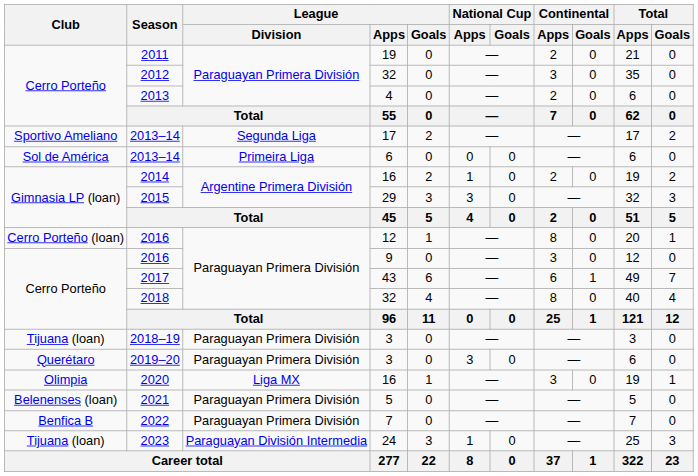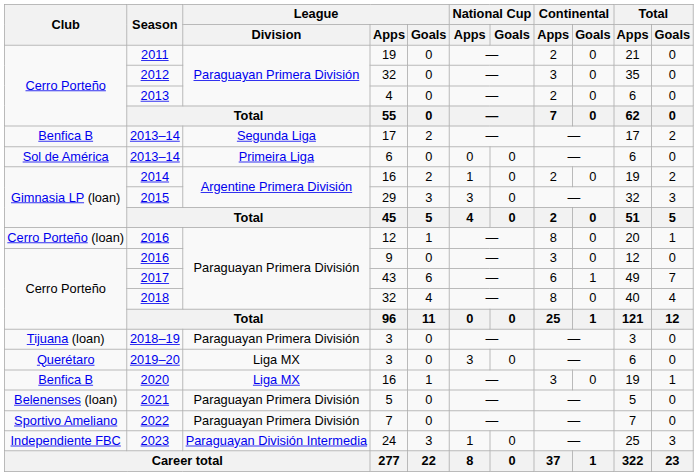(66, 136) Sportivo Ameliano -> (66, 136) Benfica B
(276, 359) Paraguayan Primera División -> (276, 359) Liga MX
(66, 380) Olimpia -> (66, 380) Benfica B
(66, 420) Benfica B -> (66, 420) Sportivo Ameliano
(66, 440) Tijuana (loan) -> (66, 440) Independiente FBC
